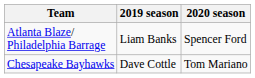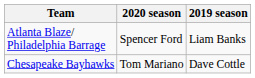columns swapped: (149, 13) <-> (216, 13)
